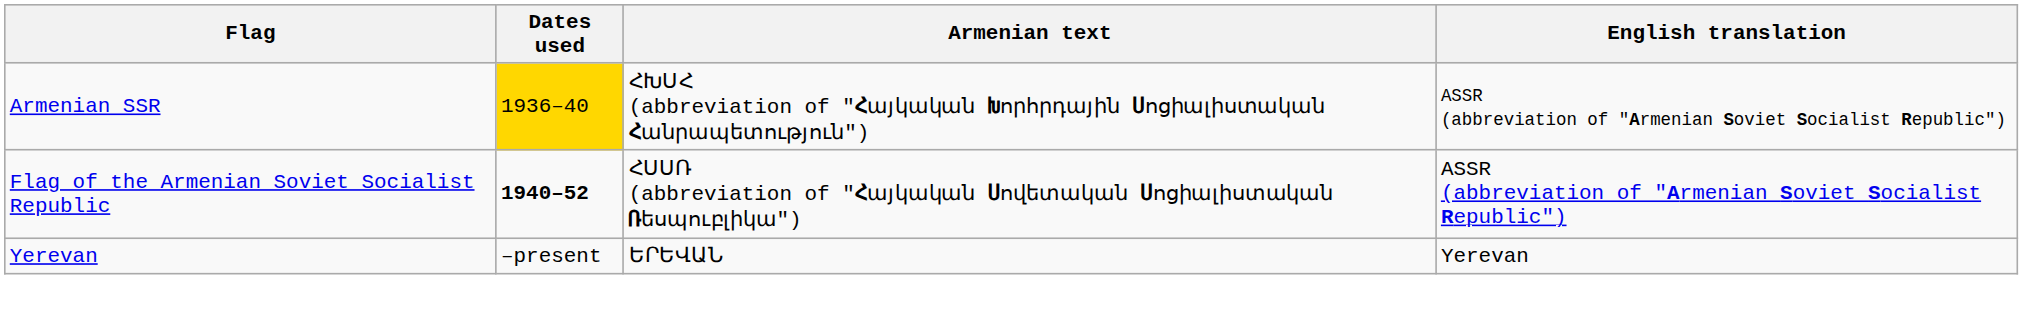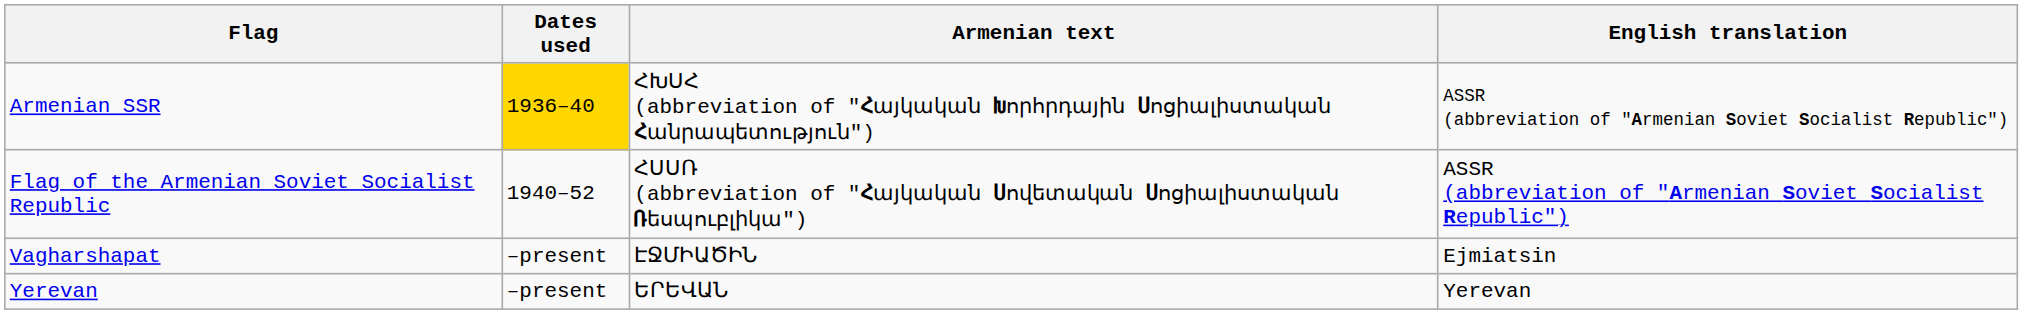(545, 194) bold -> (551, 194) normal
+ row: (85, 255)
